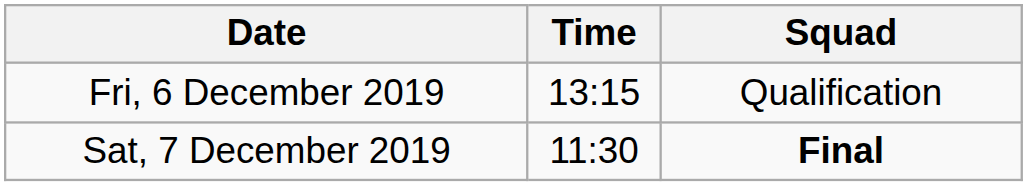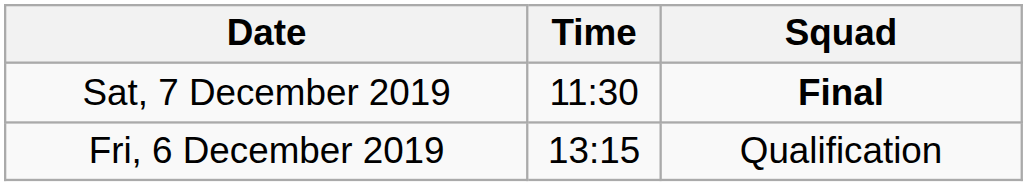rows swapped: (267, 92) <-> (267, 150)
